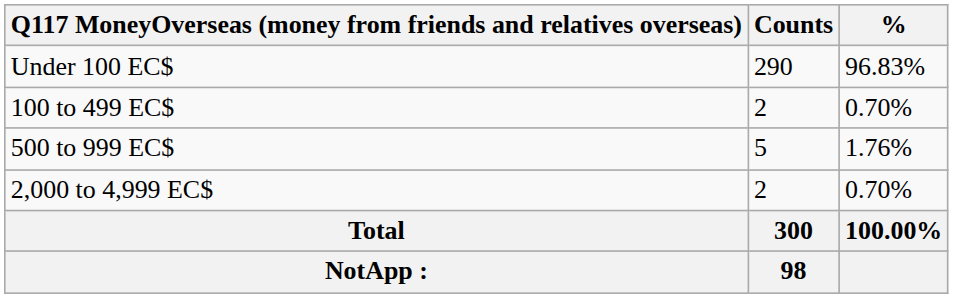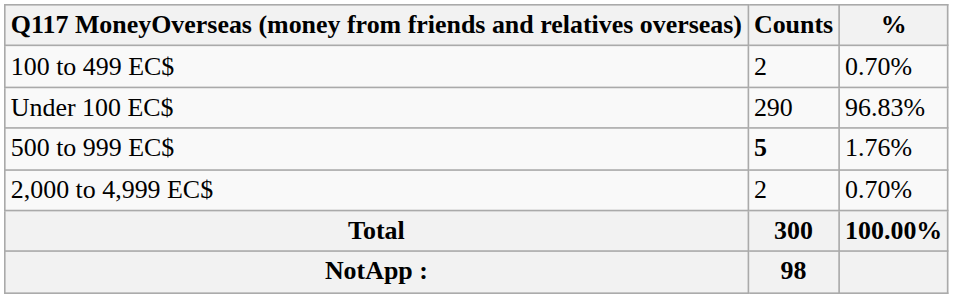rows swapped: (92, 66) <-> (93, 107)
(760, 148) normal -> (760, 148) bold
